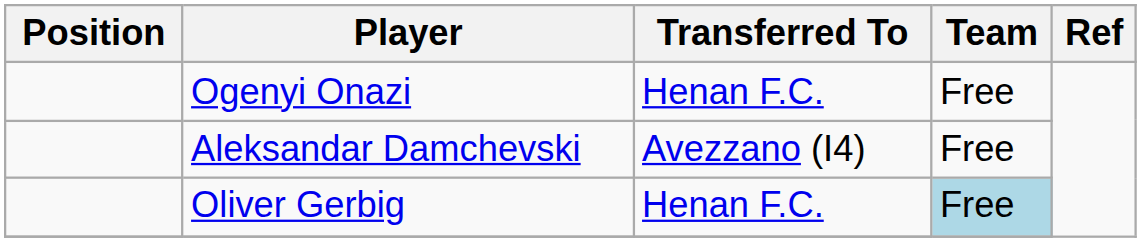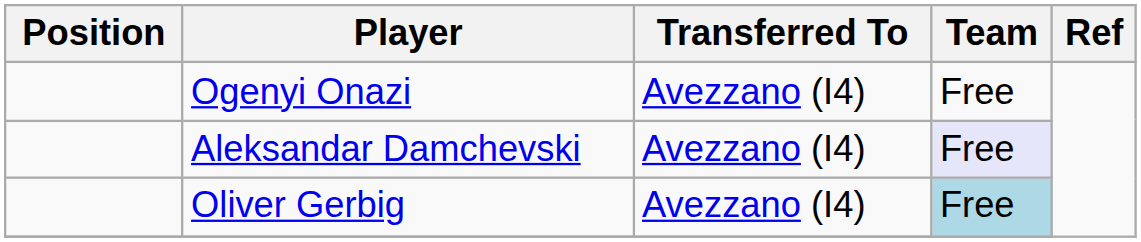(733, 90) Henan F.C. -> (754, 90) Avezzano (I4)
(977, 148) no background -> (977, 148) lavender background
(733, 206) Henan F.C. -> (754, 206) Avezzano (I4)
